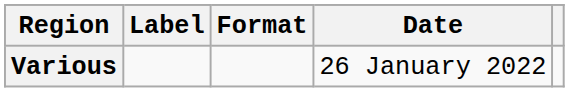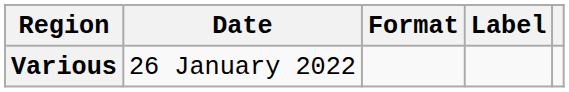columns swapped: (433, 26) <-> (167, 26)
